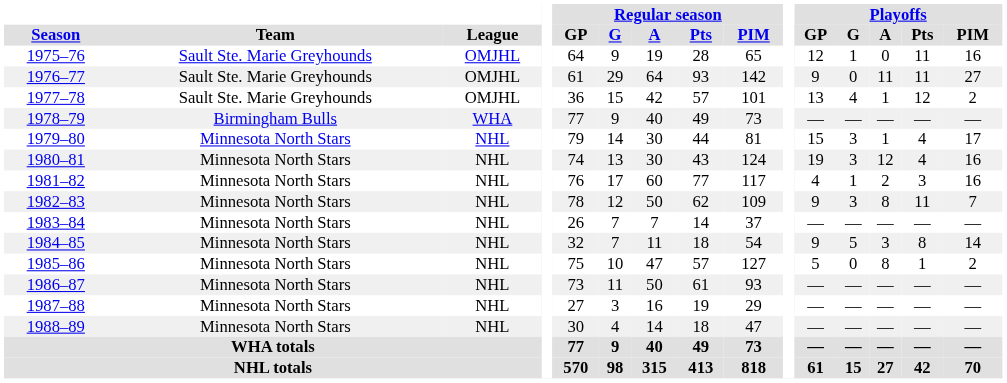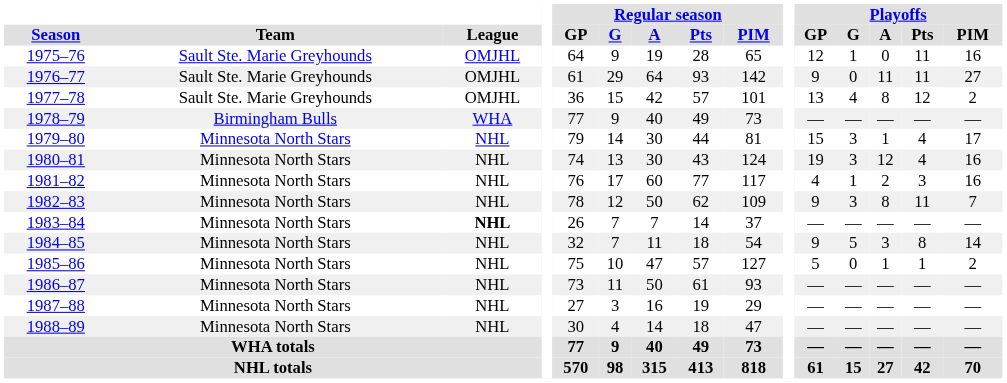(885, 97) 1 -> (885, 97) 8
(492, 222) normal -> (492, 222) bold
(885, 263) 8 -> (885, 263) 1
